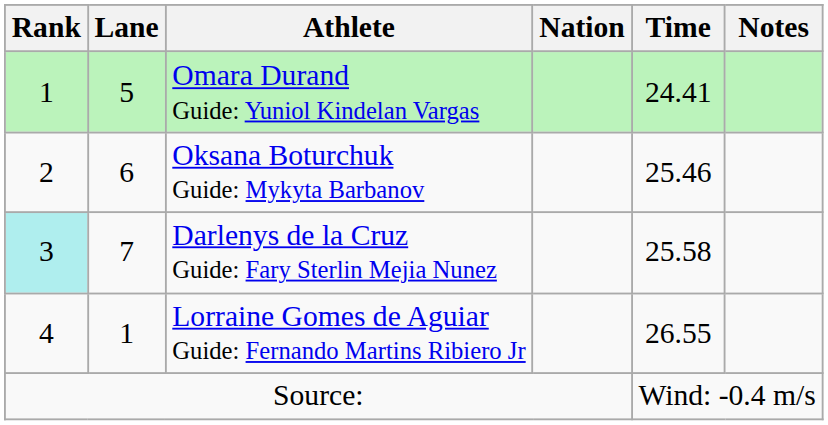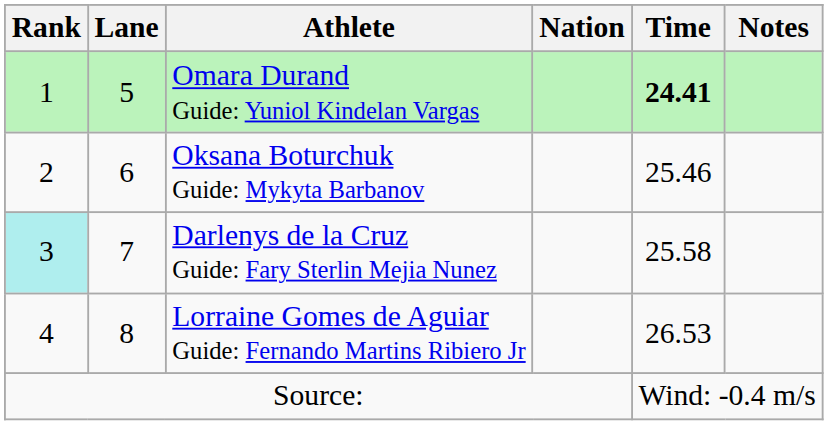(678, 91) normal -> (678, 91) bold
(127, 332) 1 -> (127, 332) 8
(678, 332) 26.55 -> (678, 332) 26.53
